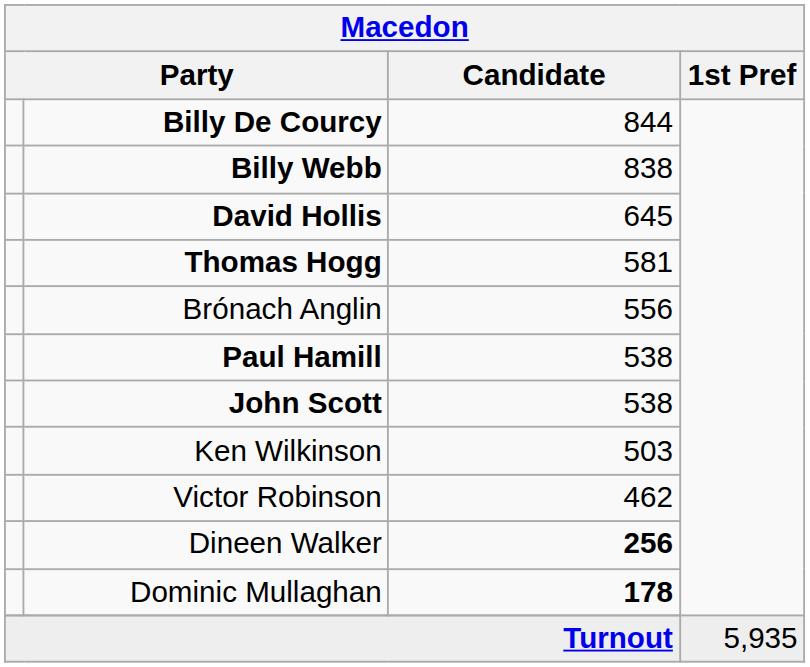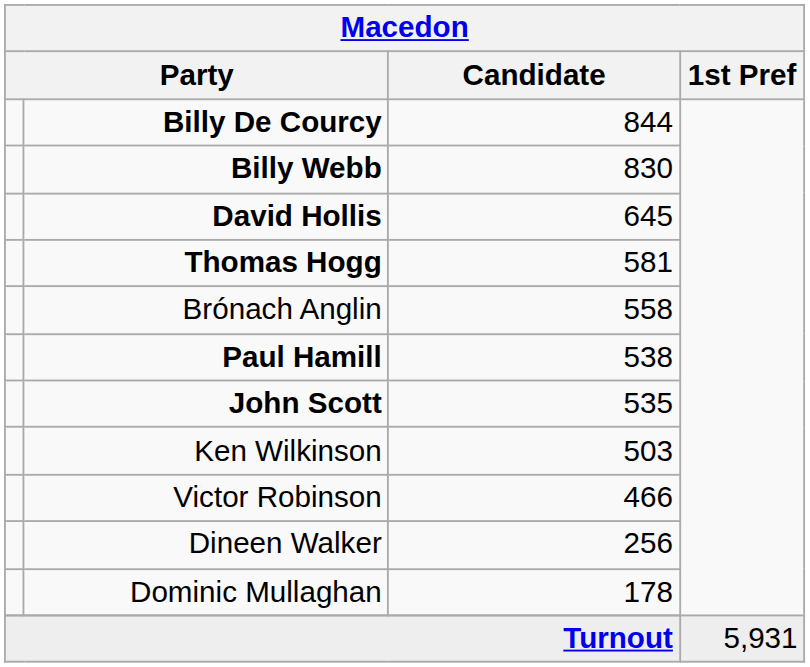(648, 168) 838 -> (648, 168) 830
(648, 309) 556 -> (648, 309) 558
(648, 403) 538 -> (648, 403) 535
(648, 497) 462 -> (648, 497) 466
(648, 544) bold -> (648, 544) normal
(648, 591) bold -> (648, 591) normal
(760, 638) 5,935 -> (760, 638) 5,931
